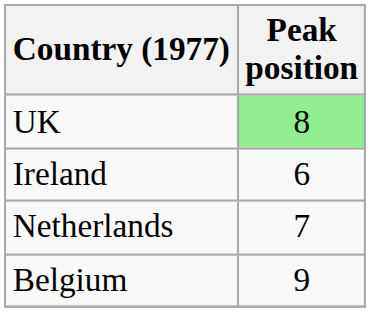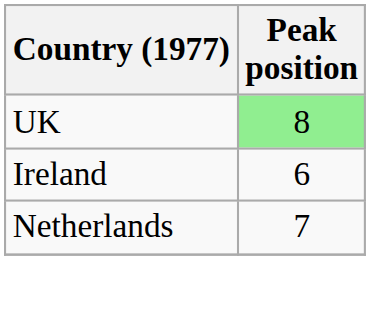- row: (70, 279)
